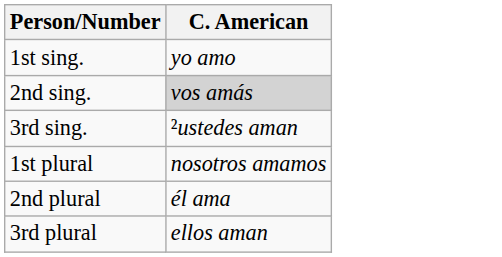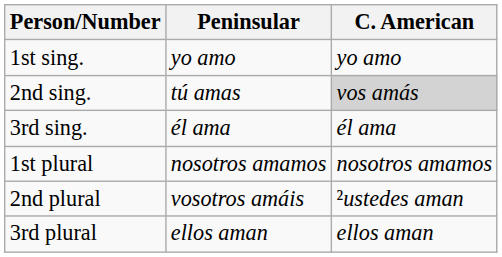+ column: (249, 22)
(234, 127) ²ustedes aman -> (367, 127) él ama
(201, 198) él ama -> (400, 198) ²ustedes aman
